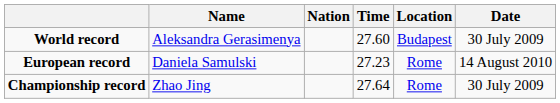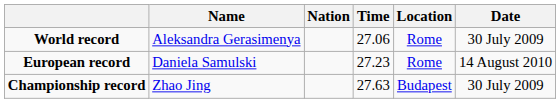(373, 39) 27.60 -> (373, 39) 27.06
(424, 39) Budapest -> (424, 39) Rome
(373, 86) 27.64 -> (373, 86) 27.63
(424, 86) Rome -> (424, 86) Budapest
